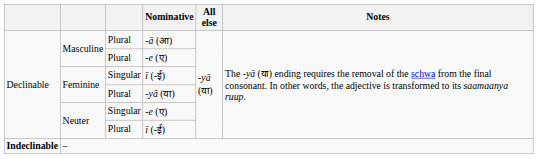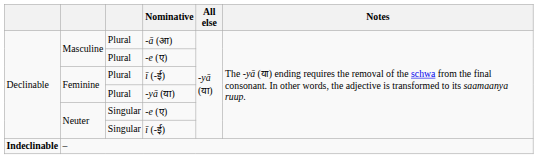(124, 75) Singular -> (119, 75) Plural
(119, 129) Plural -> (124, 129) Singular
